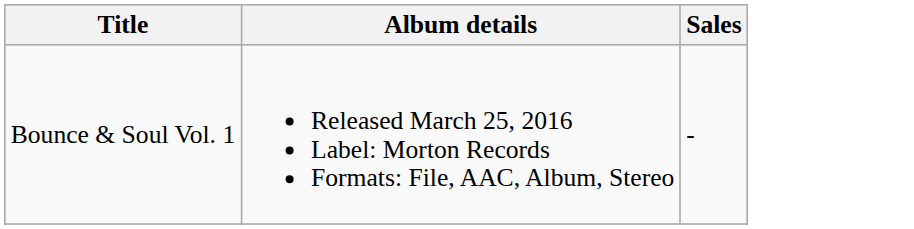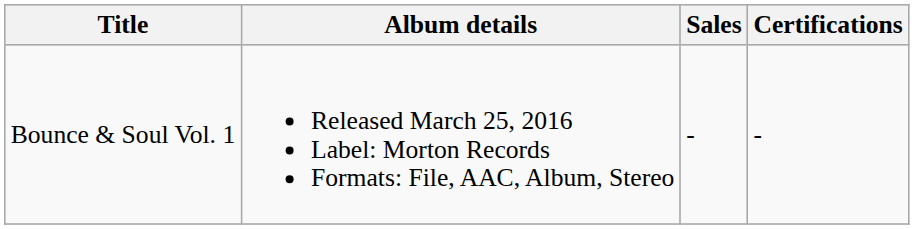+ column: (828, 24)
